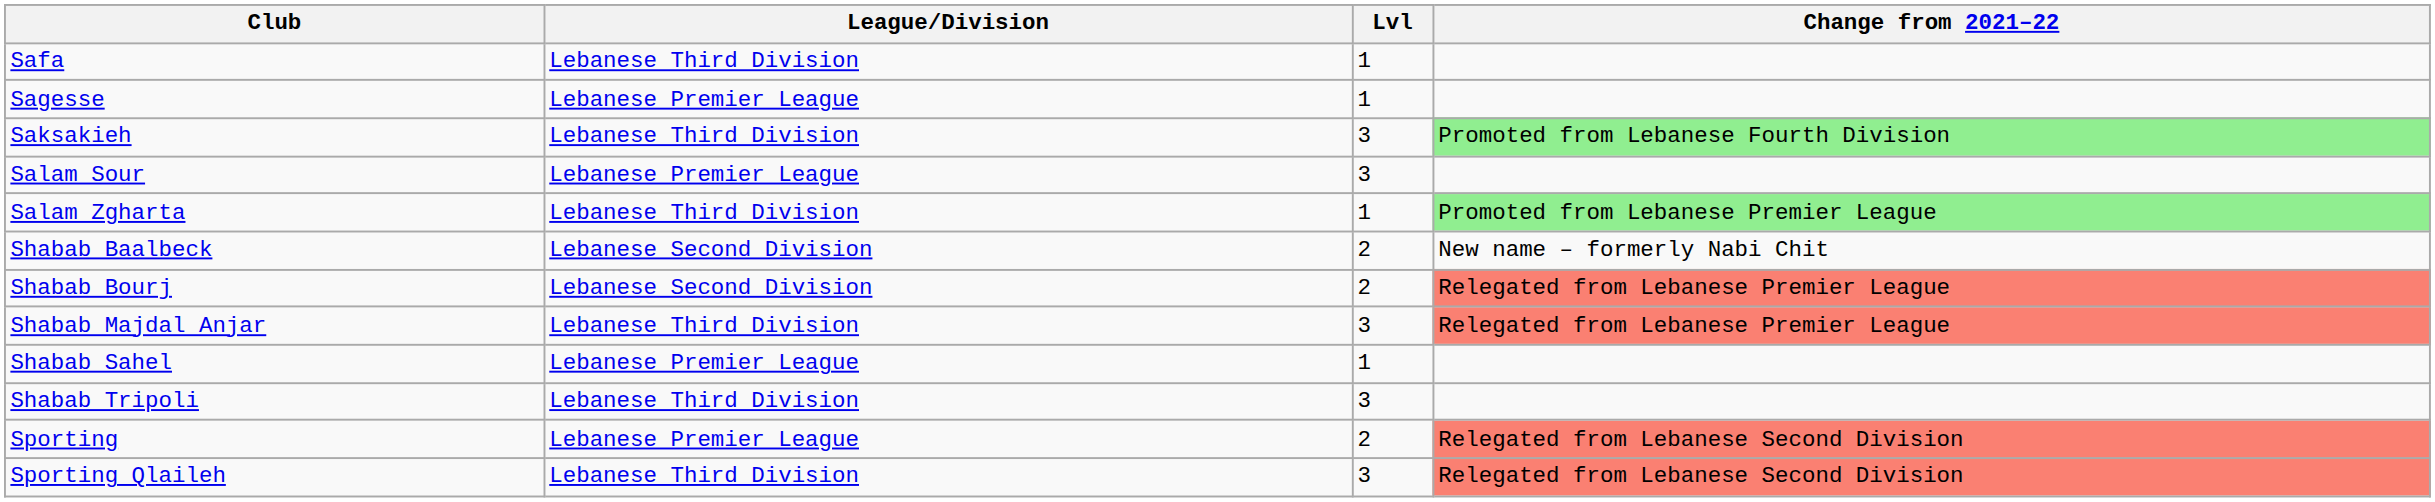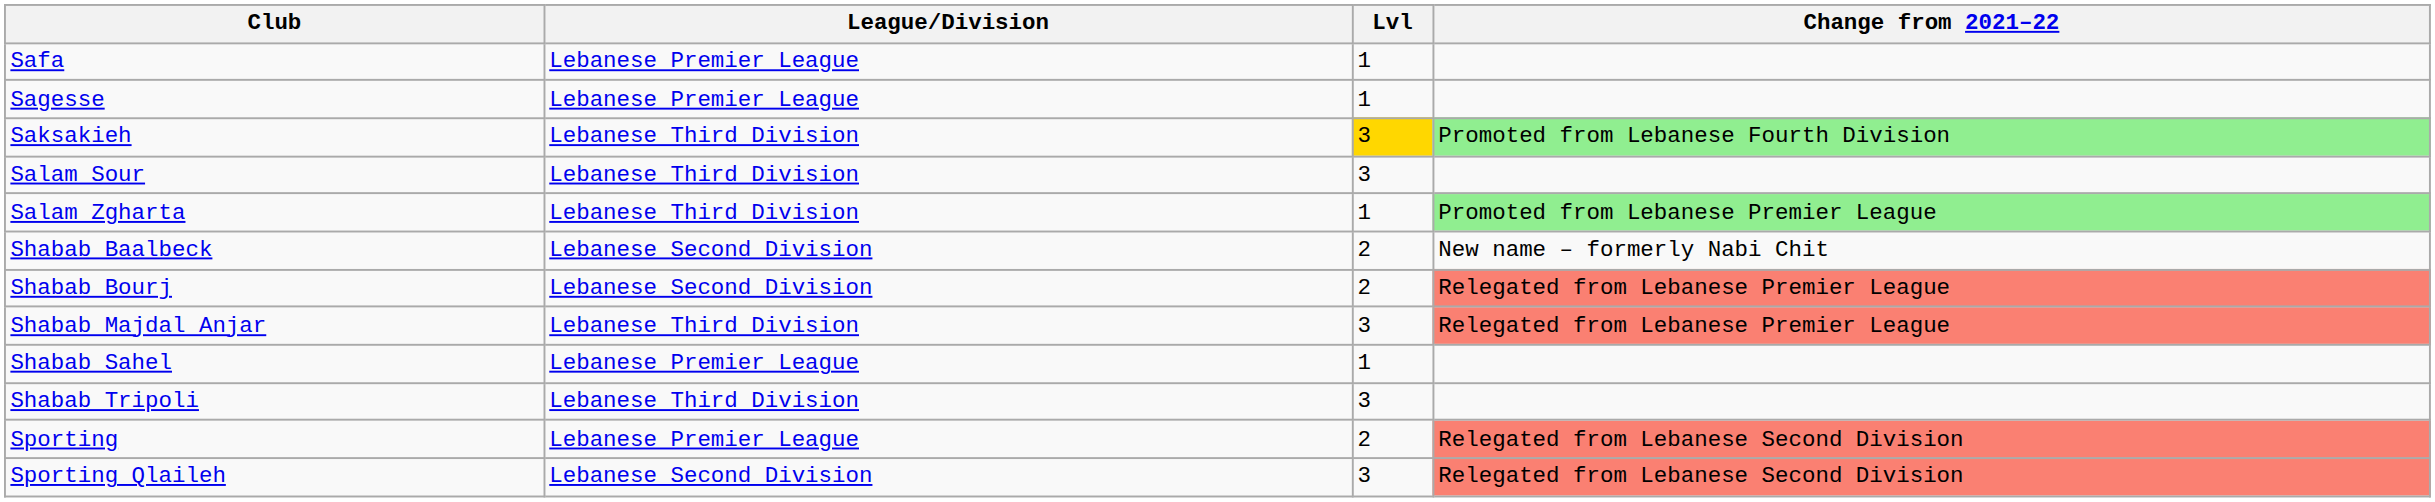(704, 61) Lebanese Third Division -> (704, 61) Lebanese Premier League
(1364, 137) no background -> (1364, 137) gold background
(704, 174) Lebanese Premier League -> (704, 174) Lebanese Third Division
(704, 476) Lebanese Third Division -> (711, 476) Lebanese Second Division
